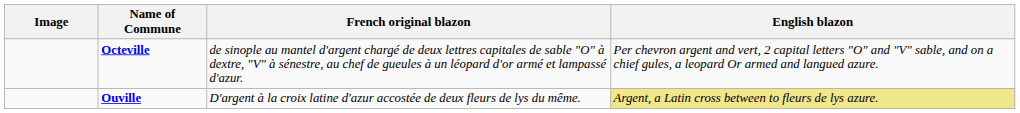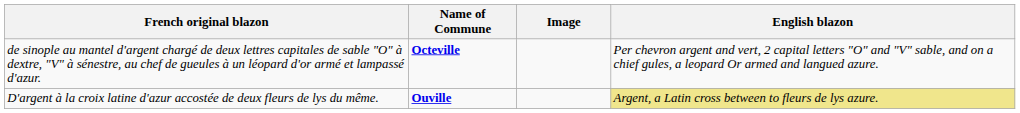columns swapped: (51, 21) <-> (409, 21)
